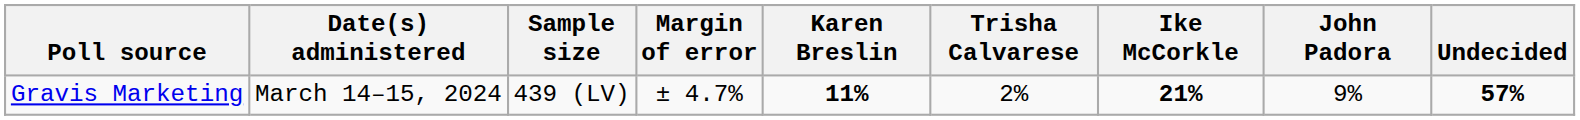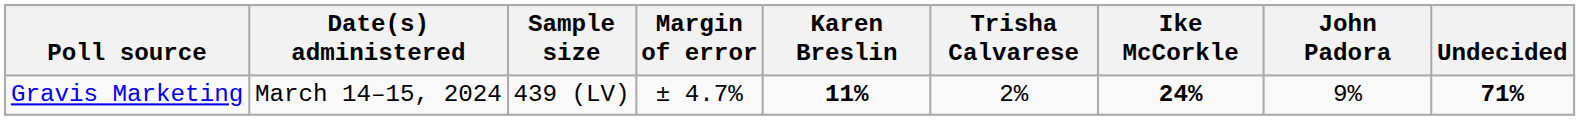(1181, 95) 21% -> (1181, 95) 24%
(1502, 95) 57% -> (1502, 95) 71%
